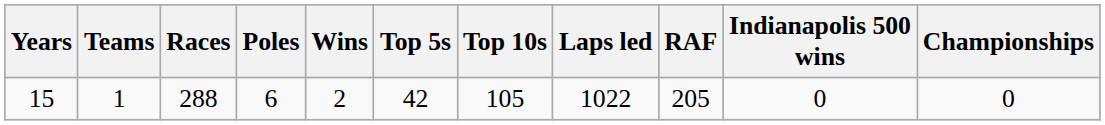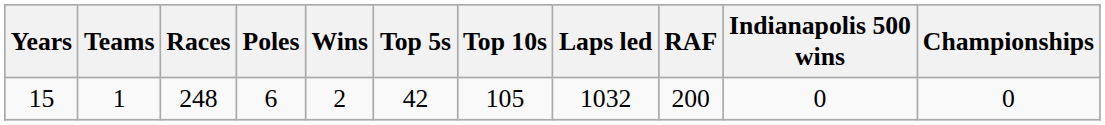(198, 98) 288 -> (198, 98) 248
(606, 98) 1022 -> (606, 98) 1032
(691, 98) 205 -> (691, 98) 200
